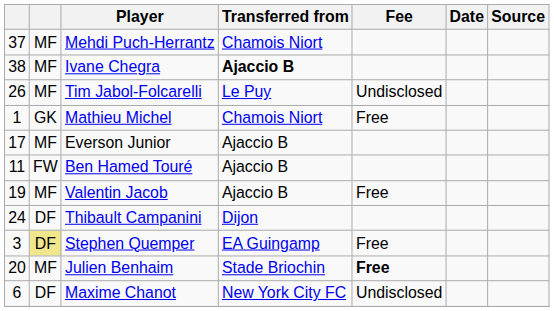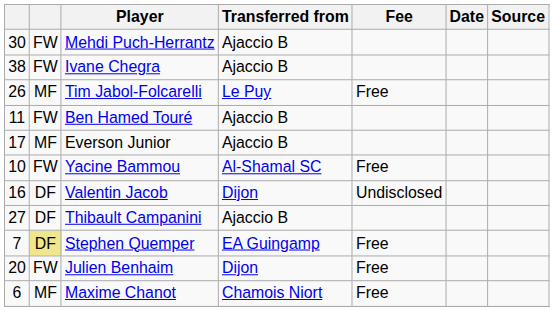(17, 42) 37 -> (17, 42) 30
(45, 42) MF -> (45, 42) FW
(272, 42) Chamois Niort -> (255, 42) Ajaccio B
(45, 67) MF -> (45, 67) FW
(258, 67) bold -> (255, 67) normal
(399, 92) Undisclosed -> (372, 92) Free
- row: (118, 117)
rows swapped: (129, 167) <-> (118, 142)
+ row: (123, 167)
(17, 192) 19 -> (17, 192) 16
(45, 192) MF -> (45, 192) DF
(255, 192) Ajaccio B -> (240, 192) Dijon
(372, 192) Free -> (399, 192) Undisclosed
(17, 218) 24 -> (17, 218) 27
(240, 218) Dijon -> (255, 218) Ajaccio B
(17, 243) 3 -> (17, 243) 7
(45, 268) MF -> (45, 268) FW
(273, 268) Stade Briochin -> (240, 268) Dijon
(373, 268) bold -> (372, 268) normal
(45, 293) DF -> (45, 293) MF
(284, 293) New York City FC -> (272, 293) Chamois Niort
(399, 293) Undisclosed -> (372, 293) Free
